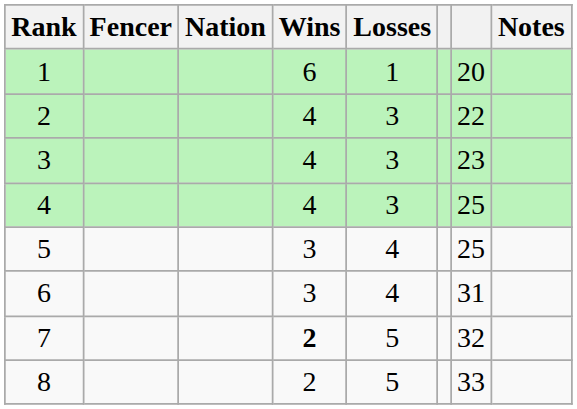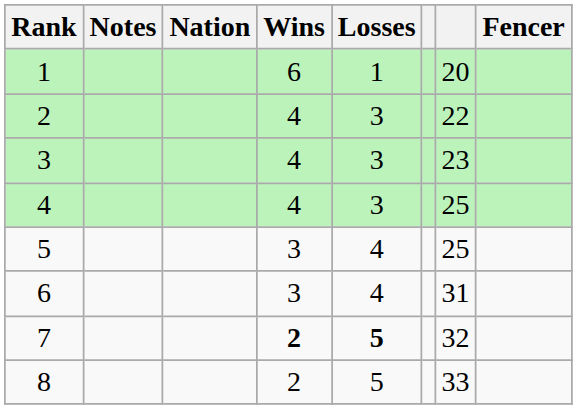columns swapped: (131, 26) <-> (531, 26)
(392, 337) normal -> (377, 337) bold
